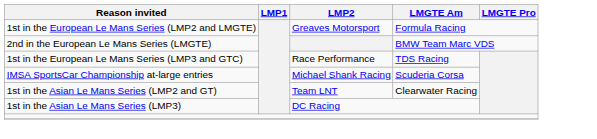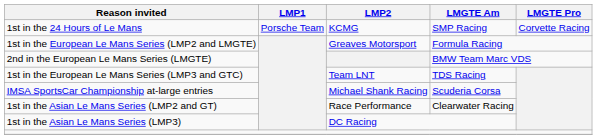+ row: (74, 27)
(333, 59) Race Performance -> (352, 74) Team LNT
(315, 90) Team LNT -> (370, 106) Race Performance
